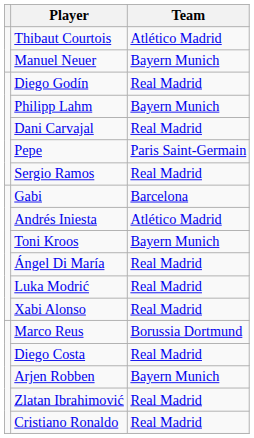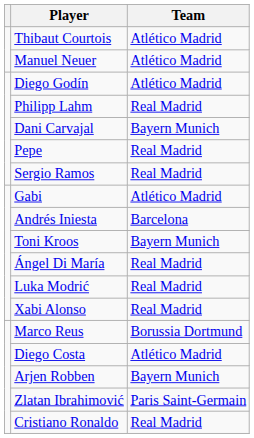(175, 60) Bayern Munich -> (176, 60) Atlético Madrid
(166, 83) Real Madrid -> (176, 83) Atlético Madrid
(175, 106) Bayern Munich -> (166, 106) Real Madrid
(166, 128) Real Madrid -> (175, 128) Bayern Munich
(188, 151) Paris Saint-Germain -> (166, 151) Real Madrid
(159, 196) Barcelona -> (176, 196) Atlético Madrid
(176, 219) Atlético Madrid -> (159, 219) Barcelona
(166, 354) Real Madrid -> (176, 354) Atlético Madrid
(166, 399) Real Madrid -> (188, 399) Paris Saint-Germain
